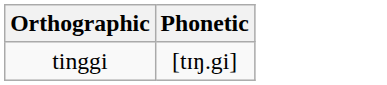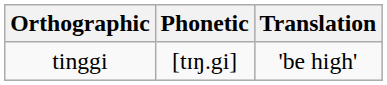+ column: (318, 23)
